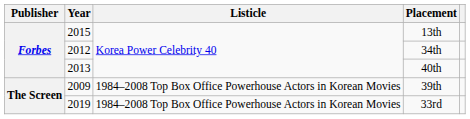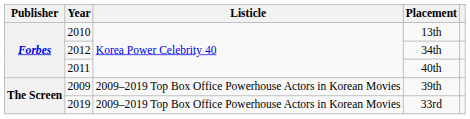(79, 31) 2015 -> (79, 31) 2010
(79, 68) 2013 -> (79, 68) 2011
(248, 86) 1984–2008 Top Box Office Powerhouse Actors in Korean Movies -> (248, 86) 2009–2019 Top Box Office Powerhouse Actors in Korean Movies
(248, 104) 1984–2008 Top Box Office Powerhouse Actors in Korean Movies -> (248, 104) 2009–2019 Top Box Office Powerhouse Actors in Korean Movies
